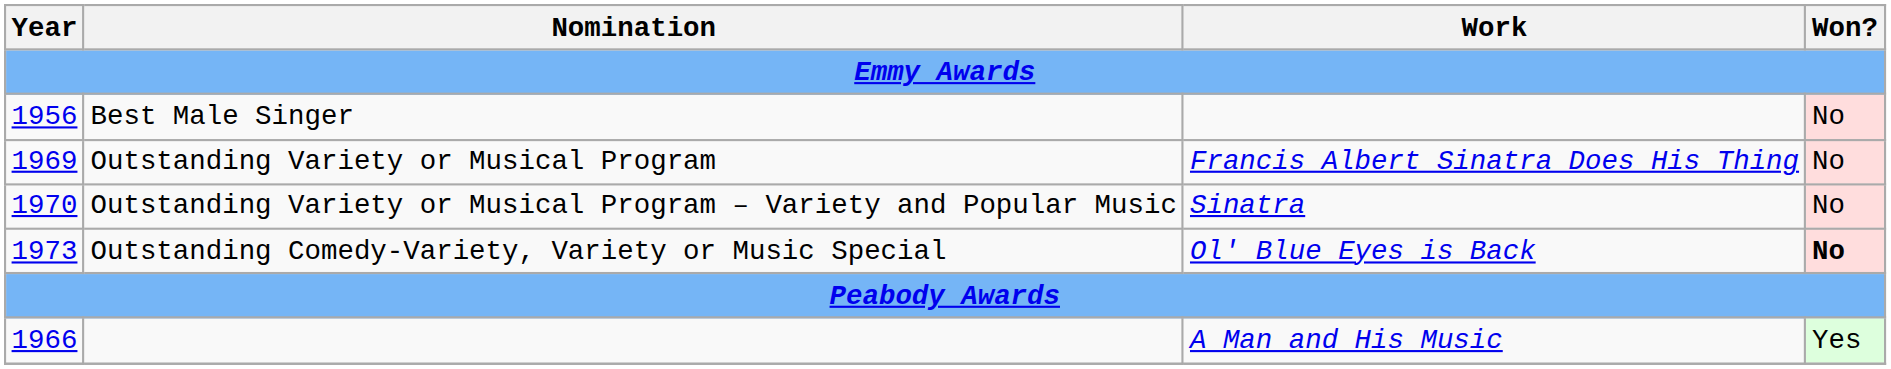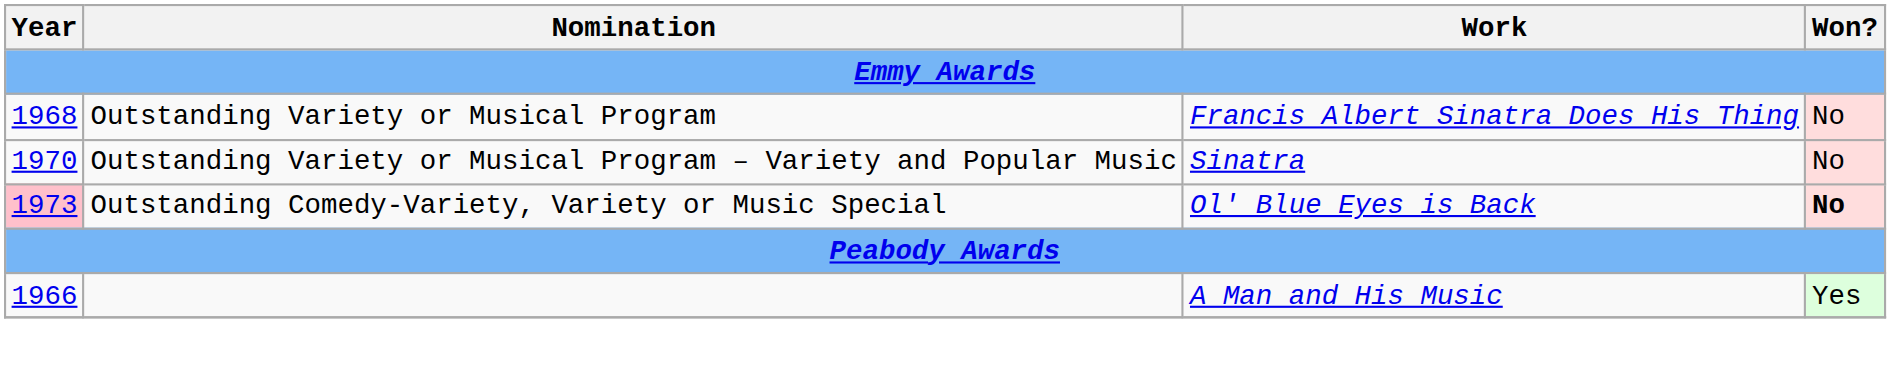- row: (222, 117)
(45, 162) 1969 -> (45, 117) 1968
(45, 251) no background -> (45, 206) pink background
